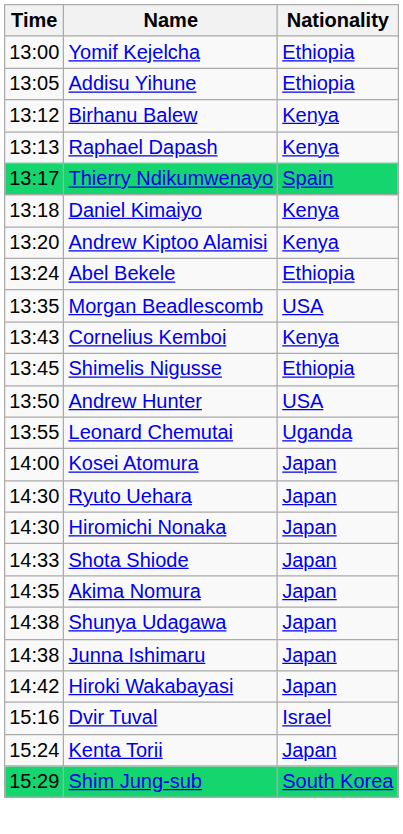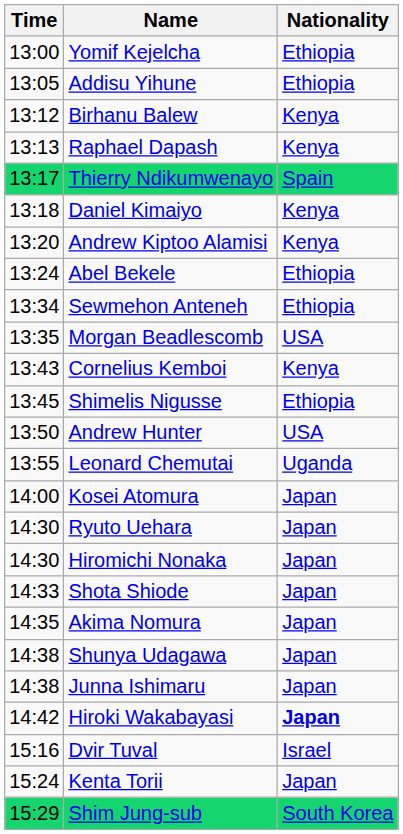+ row: (158, 305)
(309, 686) normal -> (311, 718) bold
